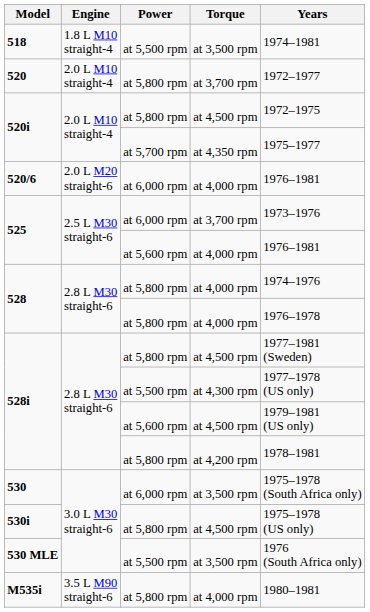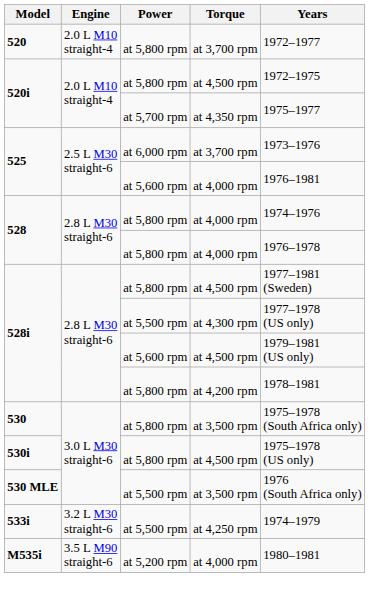- row: (17, 41)
- row: (22, 178)
(155, 494) at 6,000 rpm -> (155, 425) at 5,800 rpm
+ row: (19, 521)
(155, 597) at 5,800 rpm -> (155, 562) at 5,200 rpm
